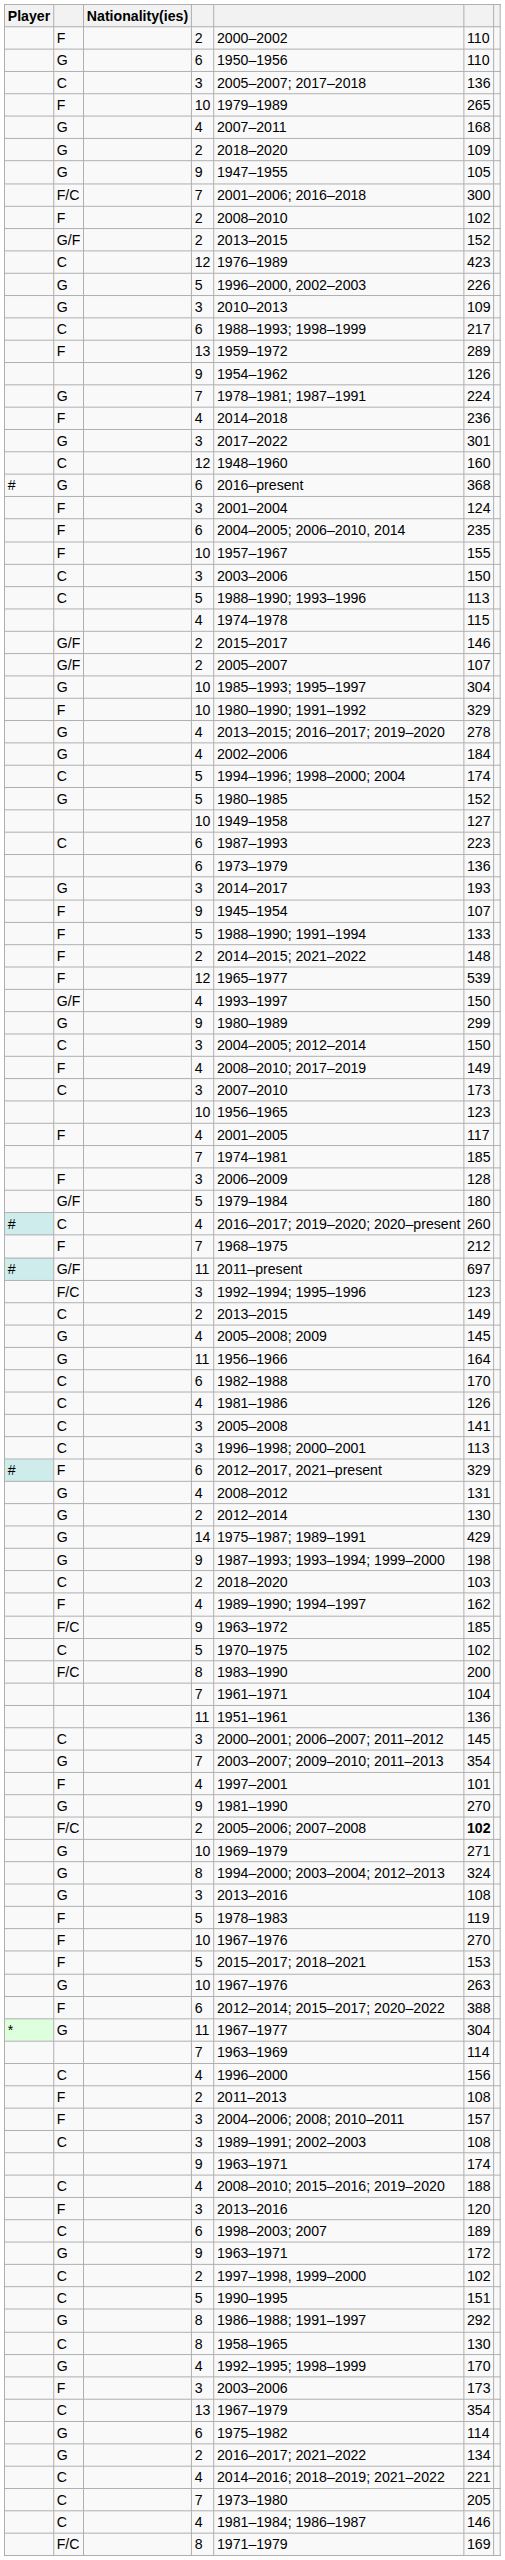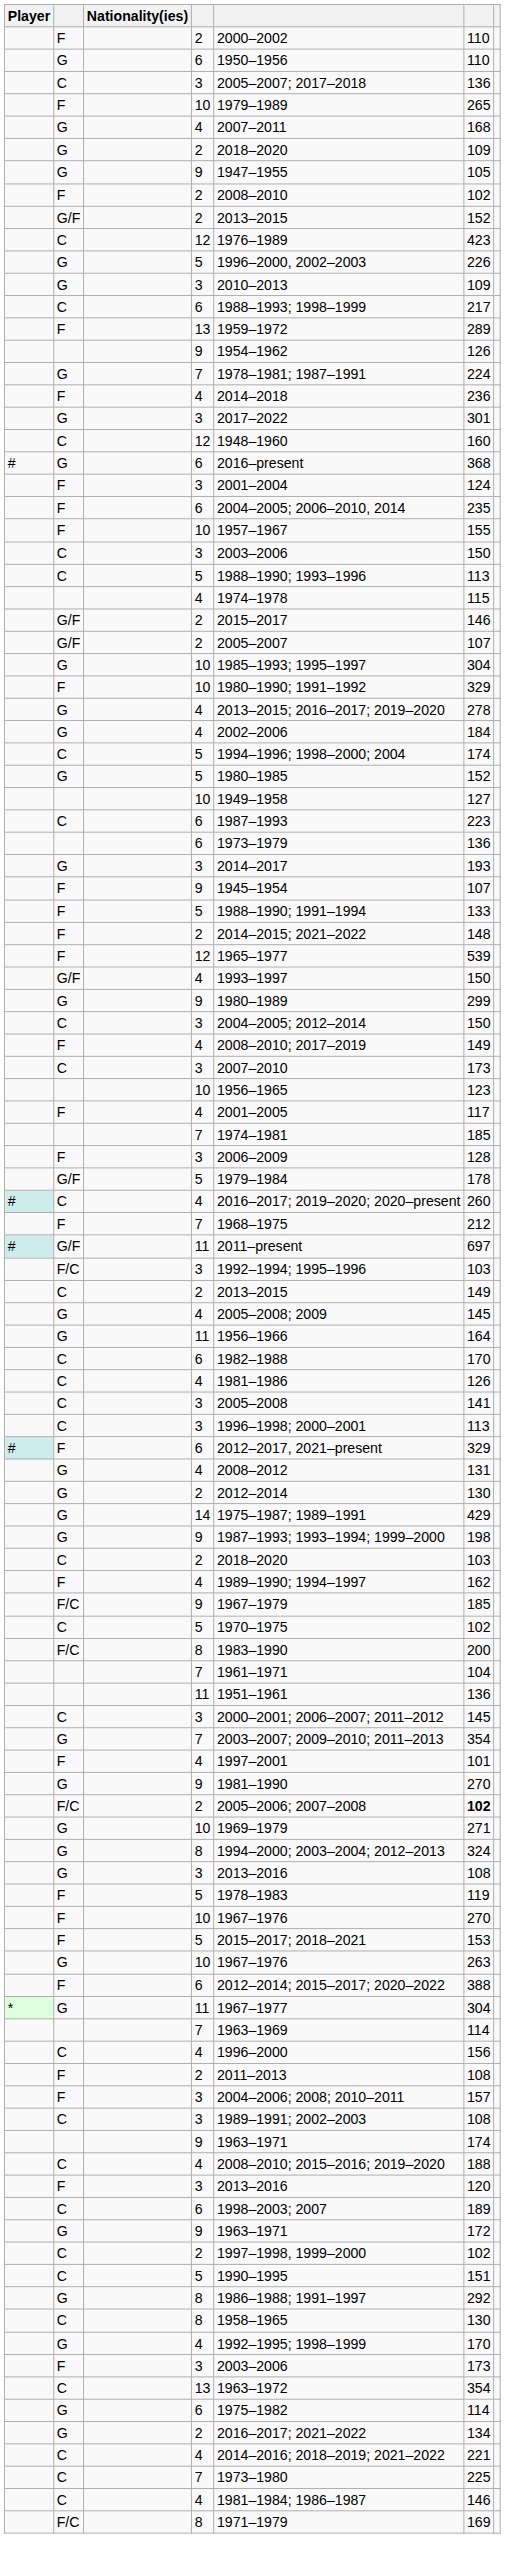- row: (68, 195)
(479, 1202) 180 -> (479, 1180) 178
(479, 1291) 123 -> (479, 1269) 103
(252, 1627) 1963–1972 -> (252, 1605) 1967–1979
(252, 2410) 1967–1979 -> (252, 2388) 1963–1972
(479, 2500) 205 -> (479, 2477) 225
